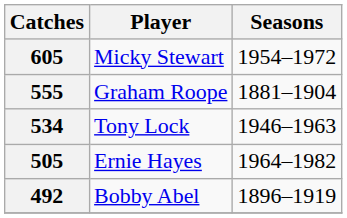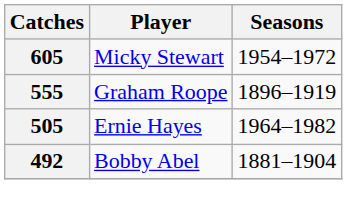(287, 91) 1881–1904 -> (287, 91) 1896–1919
- row: (47, 126)
(287, 195) 1896–1919 -> (287, 160) 1881–1904
